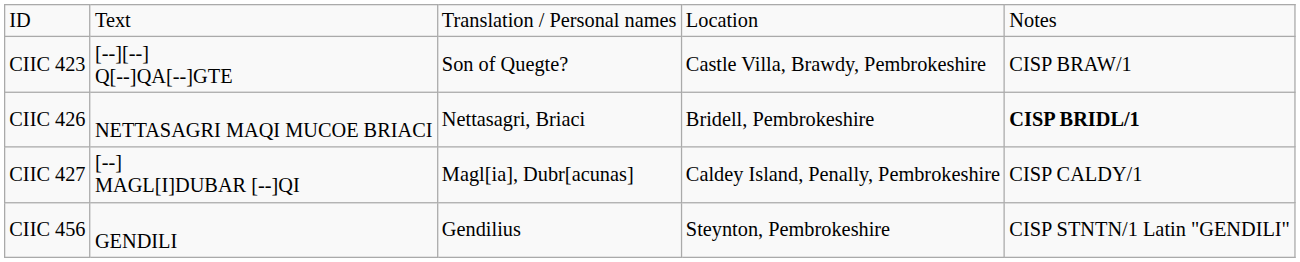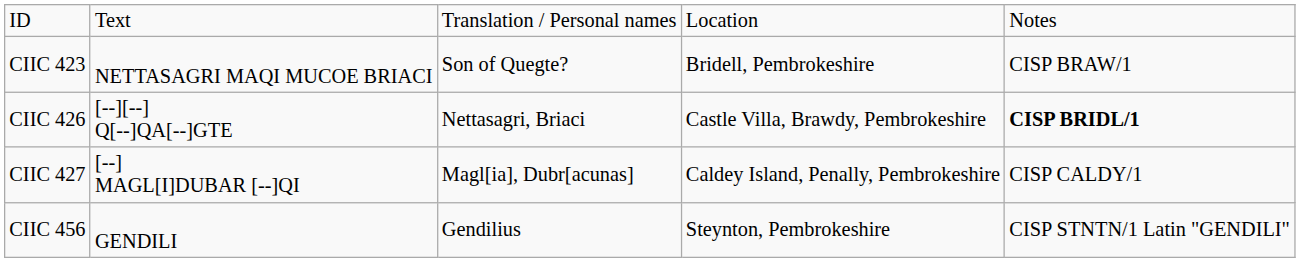(164, 64) [--][--] Q[--]QA[--]GTE -> (264, 75) NETTASAGRI MAQI MUCOE BRIACI
(836, 64) Castle Villa, Brawdy, Pembrokeshire -> (780, 64) Bridell, Pembrokeshire
(264, 130) NETTASAGRI MAQI MUCOE BRIACI -> (164, 119) [--][--] Q[--]QA[--]GTE
(780, 119) Bridell, Pembrokeshire -> (836, 119) Castle Villa, Brawdy, Pembrokeshire
